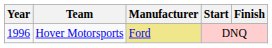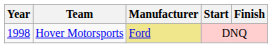(19, 33) 1996 -> (19, 33) 1998
